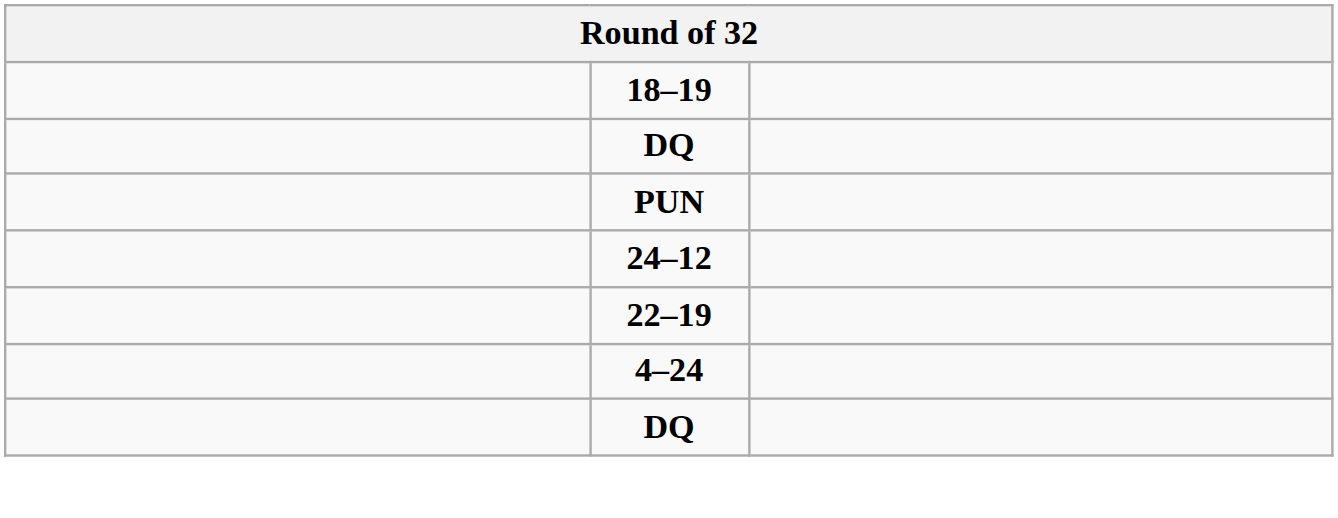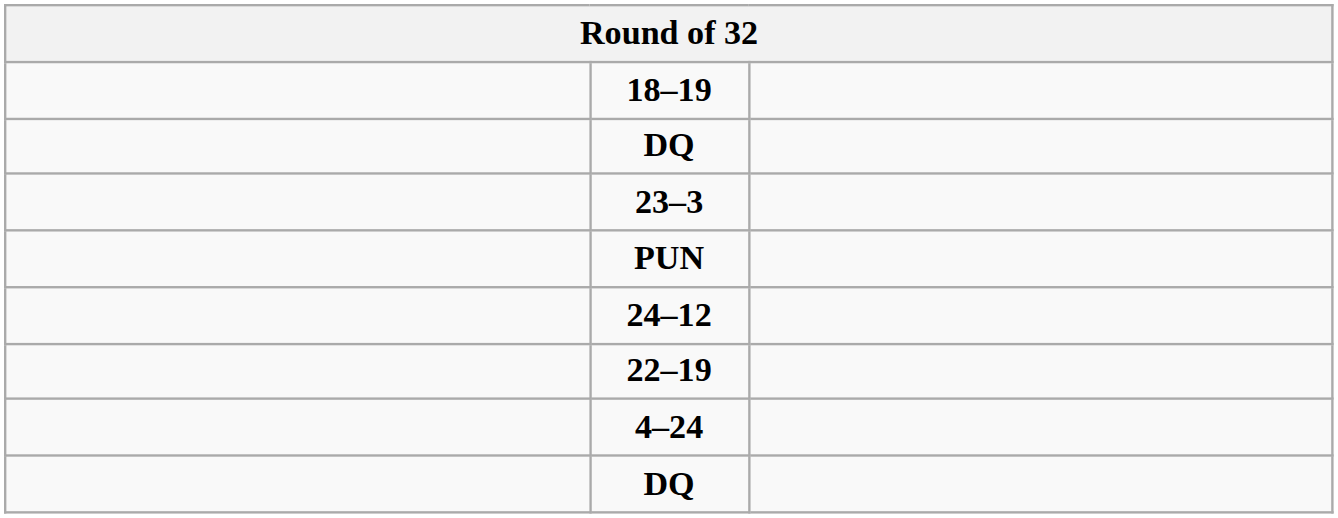+ row: (298, 203)
